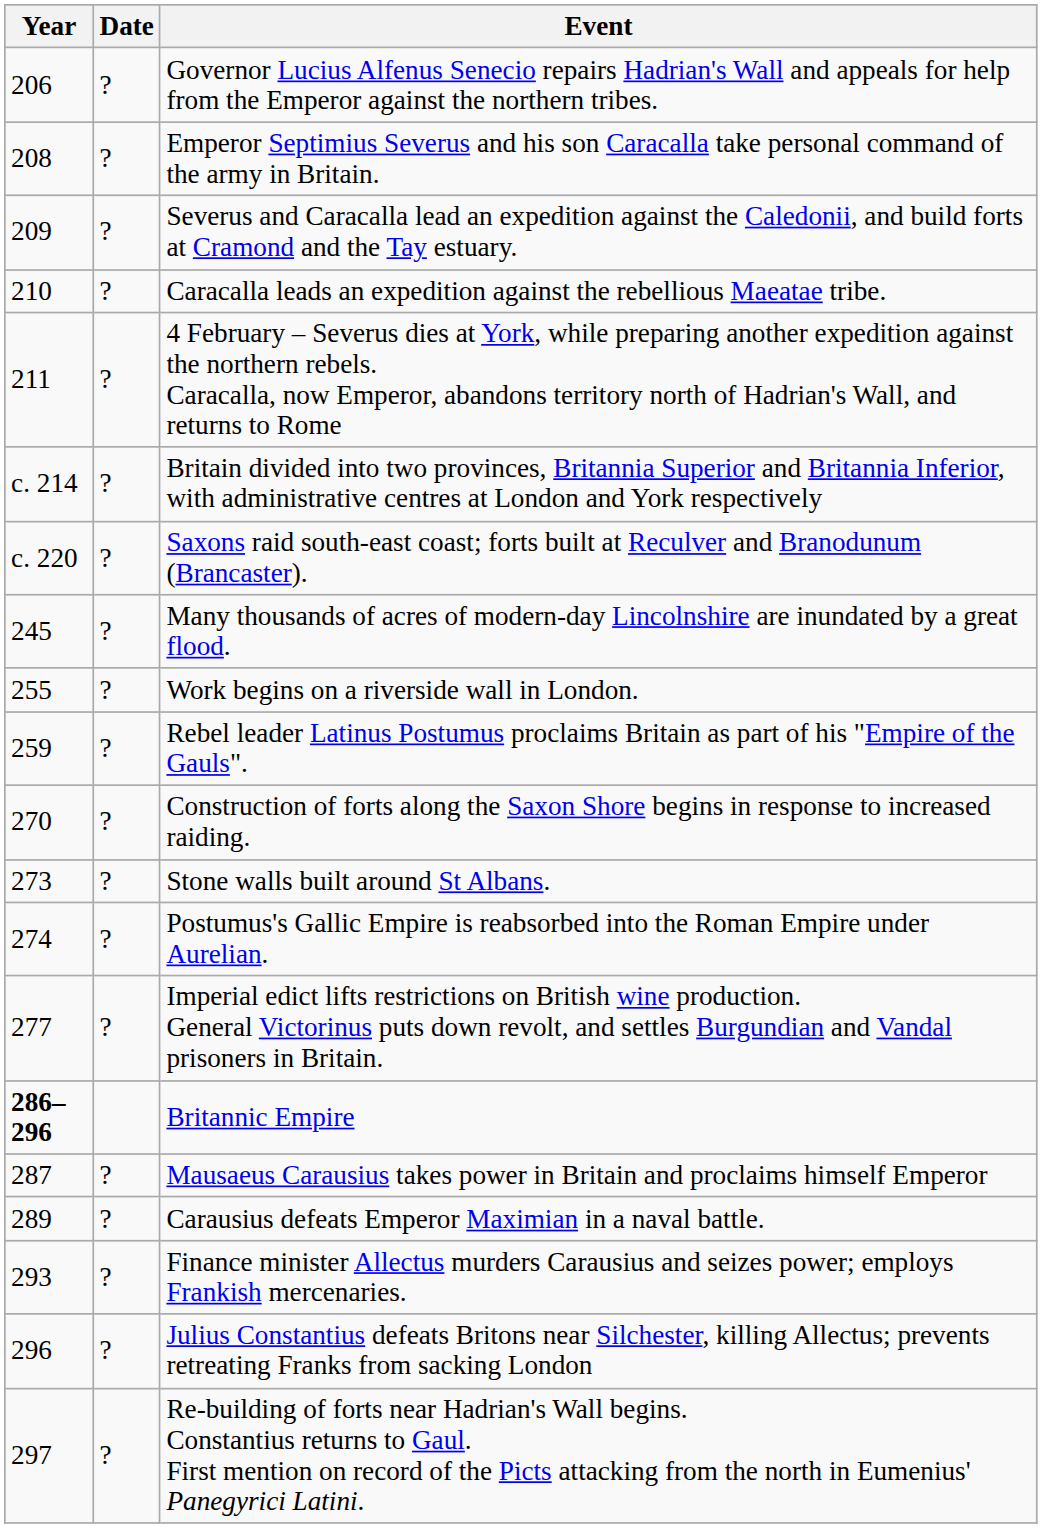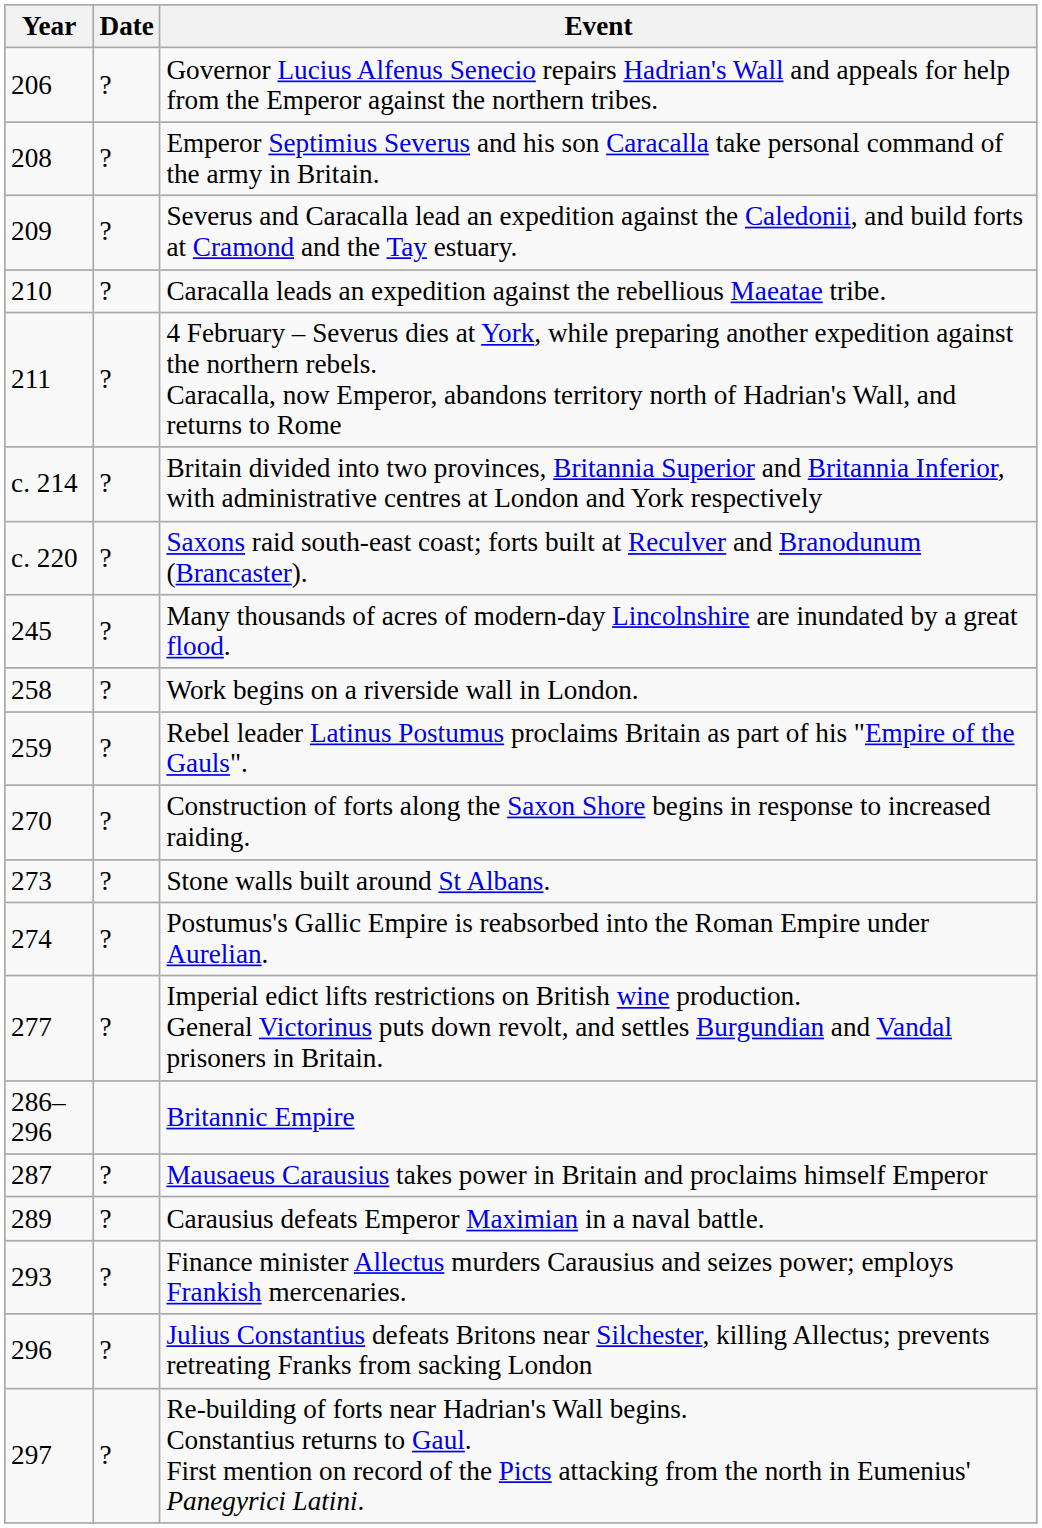(32, 689) 255 -> (32, 689) 258
(38, 1116) bold -> (38, 1116) normal
